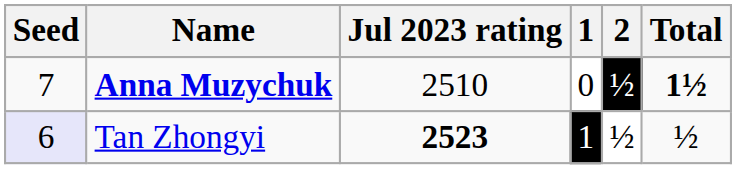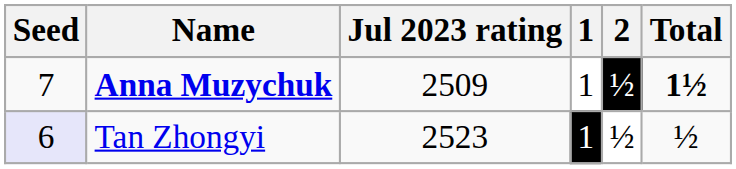(455, 83) 2510 -> (455, 83) 2509
(586, 83) 0 -> (586, 83) 1
(455, 136) bold -> (455, 136) normal
